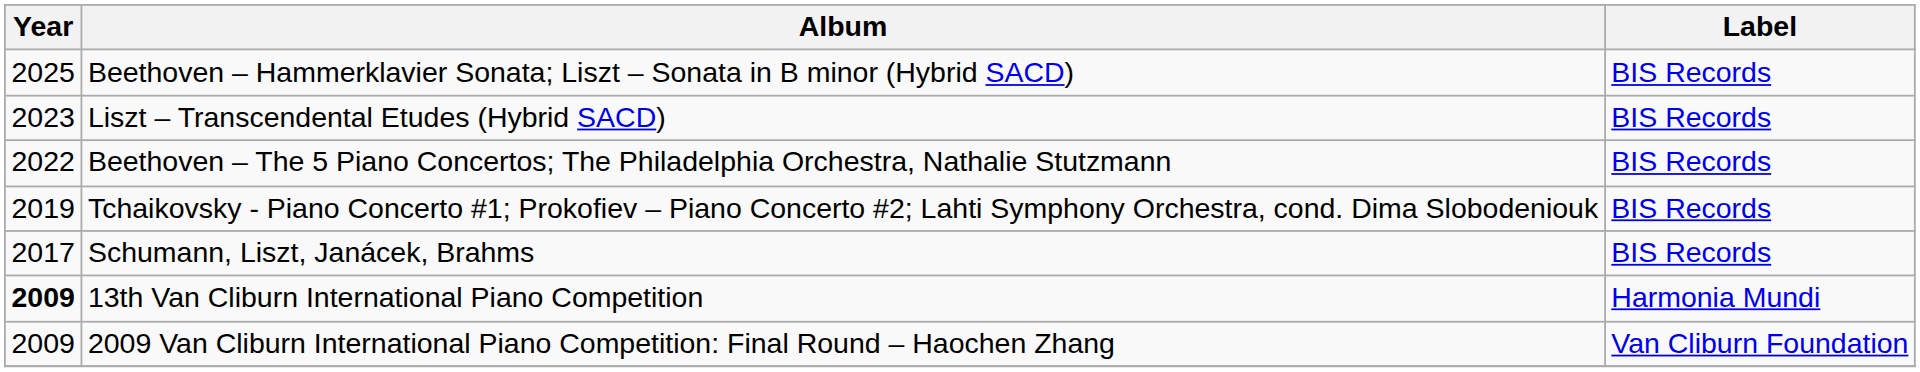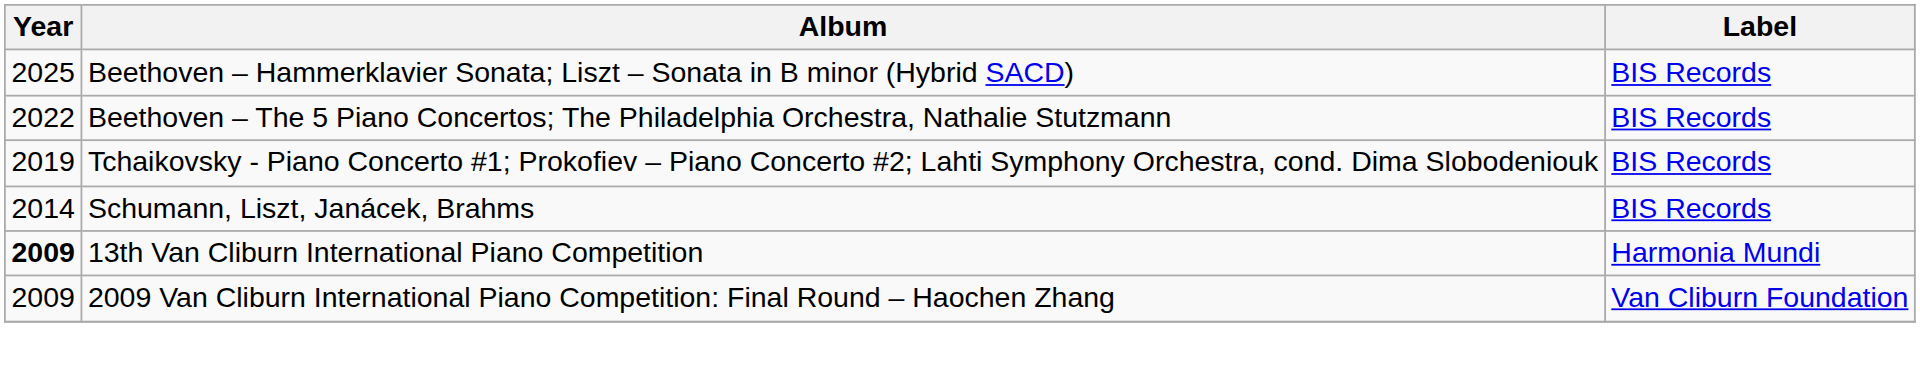- row: (377, 117)
(43, 252) 2017 -> (43, 207) 2014
